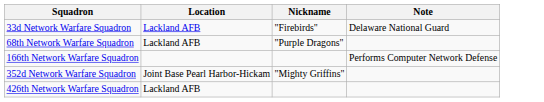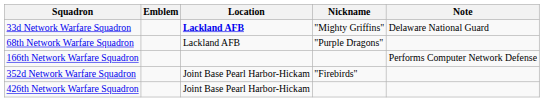+ column: (161, 12)
(172, 27) normal -> (213, 27) bold
(296, 27) "Firebirds" -> (349, 27) "Mighty Griffins"
(310, 74) "Mighty Griffins" -> (336, 74) "Firebirds"
(172, 89) Lackland AFB -> (246, 89) Joint Base Pearl Harbor-Hickam
